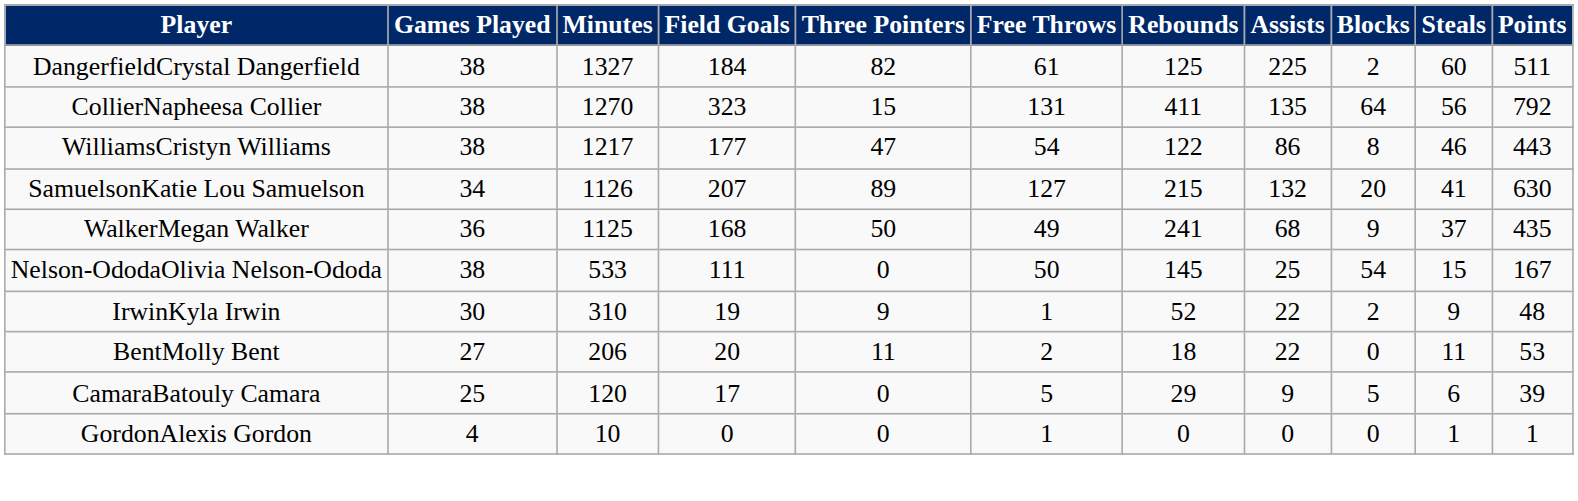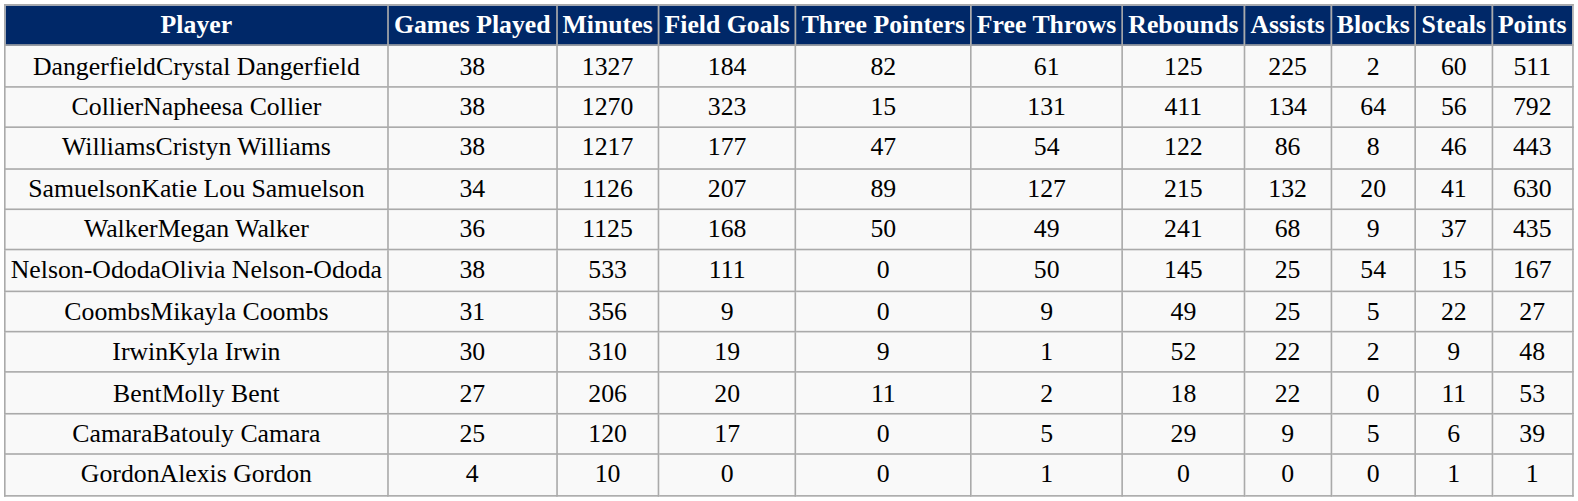(1288, 106) 135 -> (1288, 106) 134
+ row: (196, 310)
